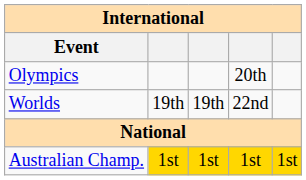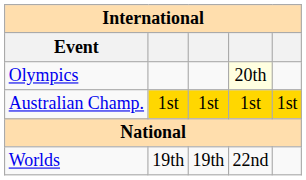(250, 75) no background -> (250, 75) lightyellow background
rows swapped: (34, 103) <-> (76, 160)
